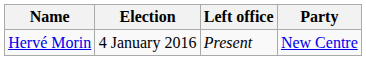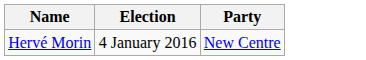- column: (239, 17)
